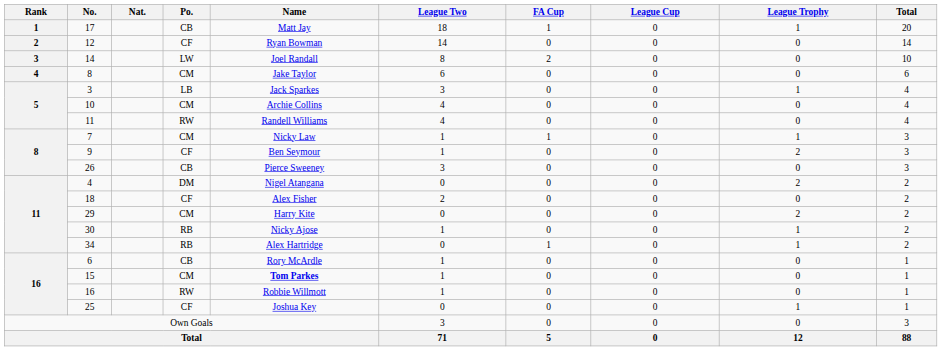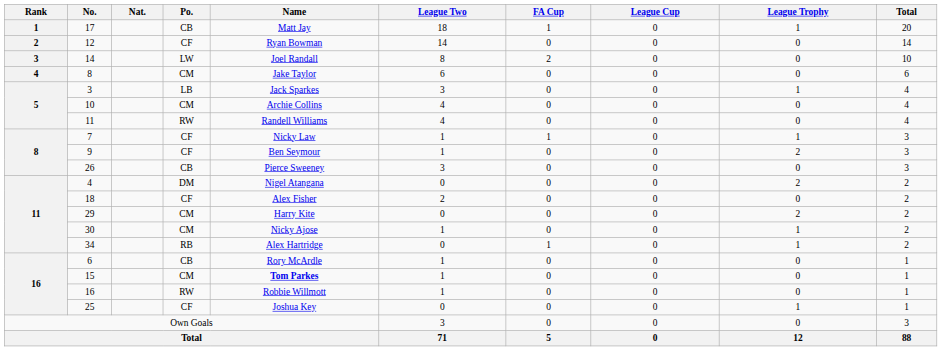(187, 136) CM -> (187, 136) CF
(187, 229) RB -> (187, 229) CM
